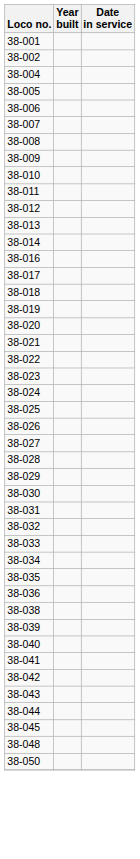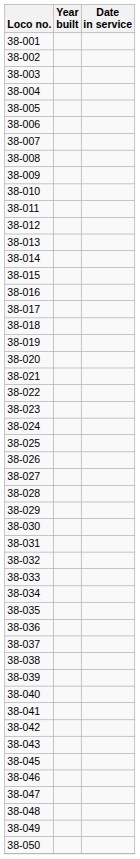+ row: (24, 74)
+ row: (24, 275)
+ row: (24, 644)
- row: (24, 711)
+ row: (24, 778)
+ row: (24, 795)
+ row: (24, 828)
